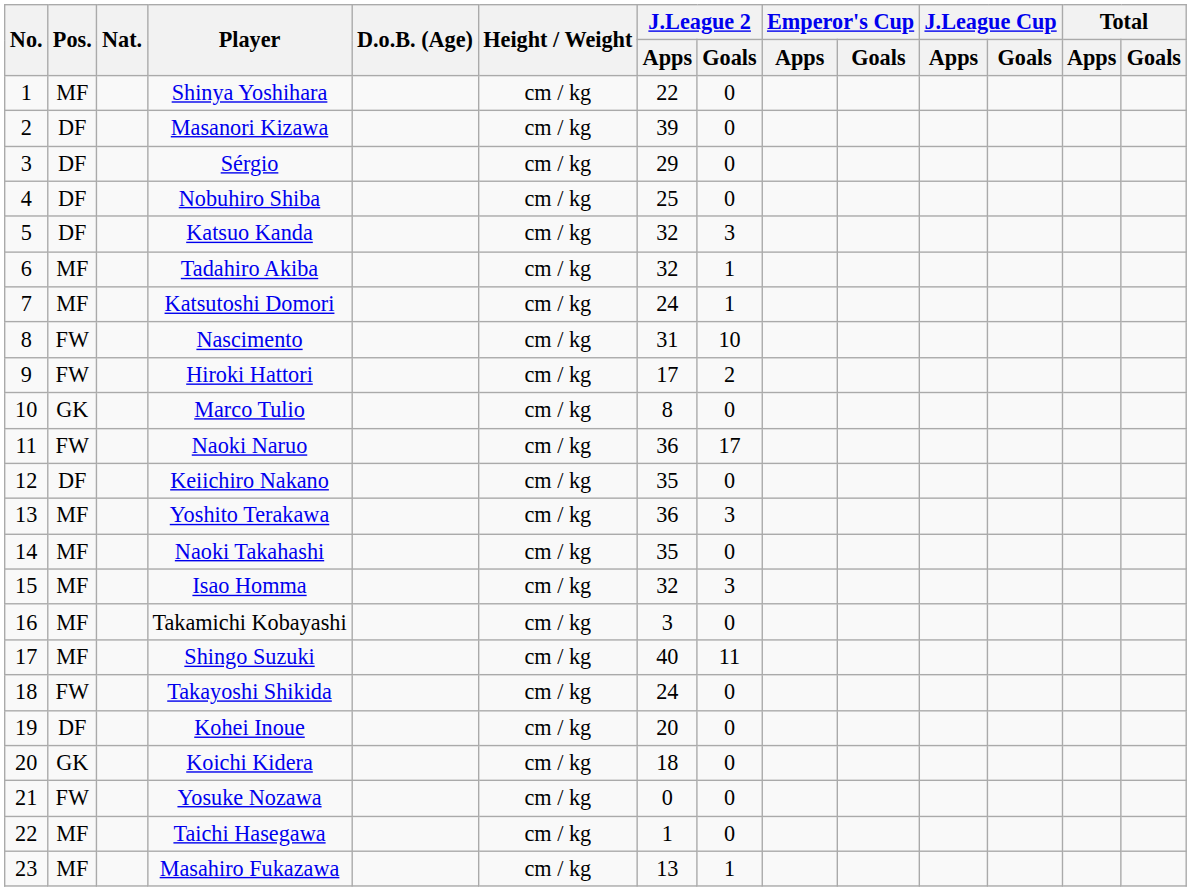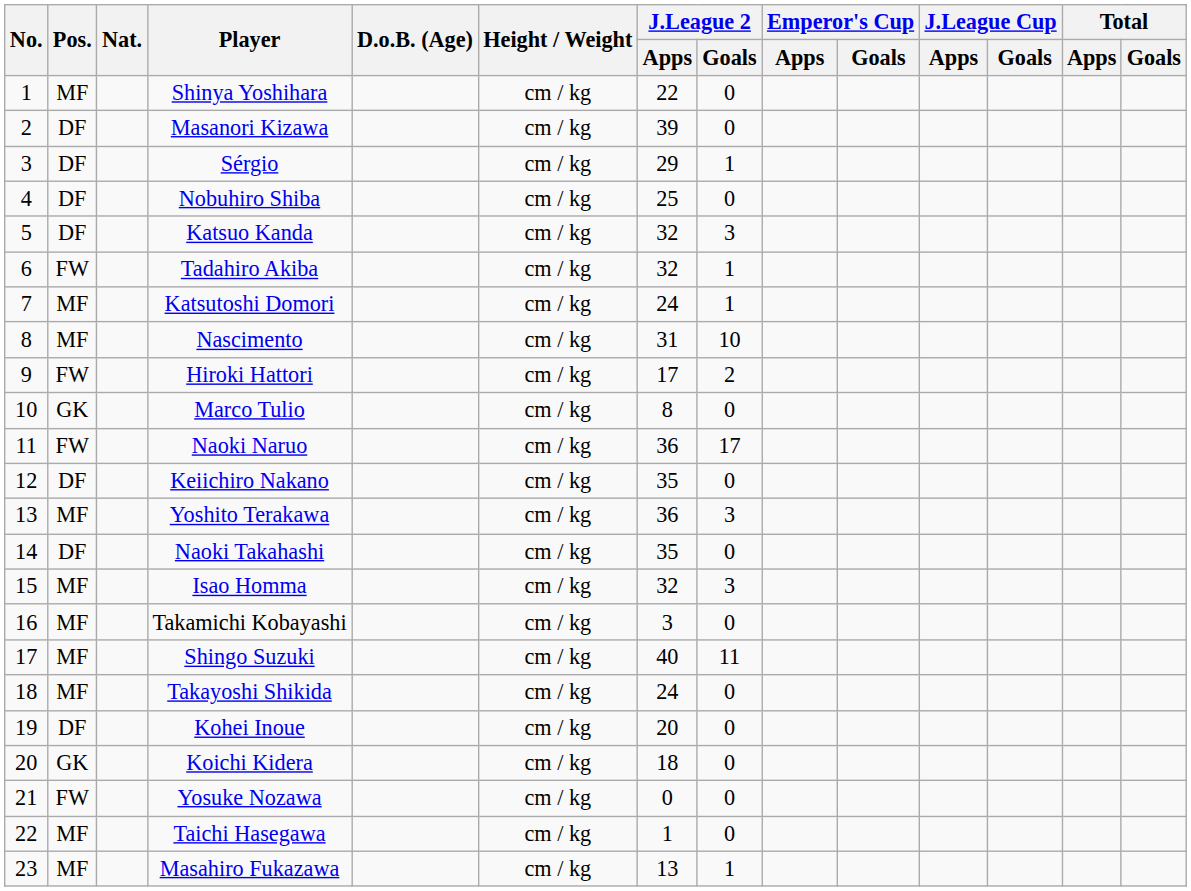(730, 163) 0 -> (730, 163) 1
(72, 269) MF -> (72, 269) FW
(72, 339) FW -> (72, 339) MF
(72, 551) MF -> (72, 551) DF
(72, 692) FW -> (72, 692) MF
